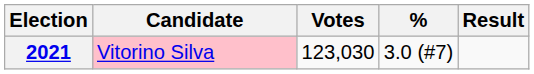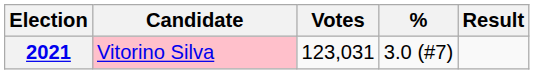(338, 52) 123,030 -> (338, 52) 123,031
